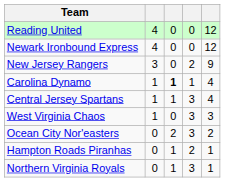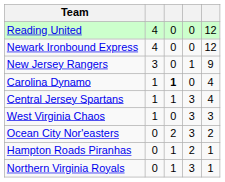(192, 64) 2 -> (192, 64) 1
(192, 82) 1 -> (192, 82) 0
